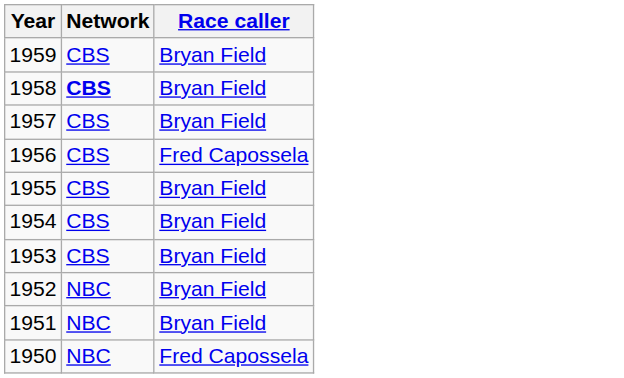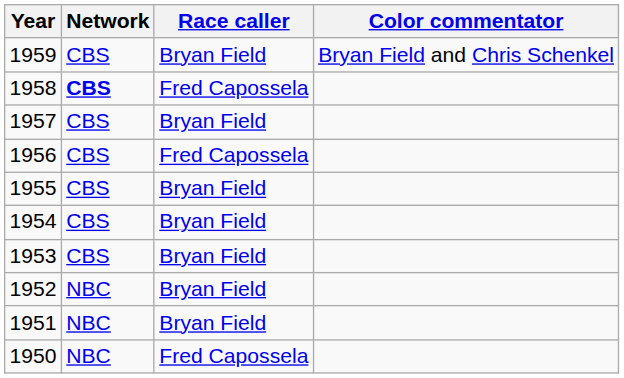+ column: (466, 21)
(213, 88) Bryan Field -> (234, 88) Fred Capossela
